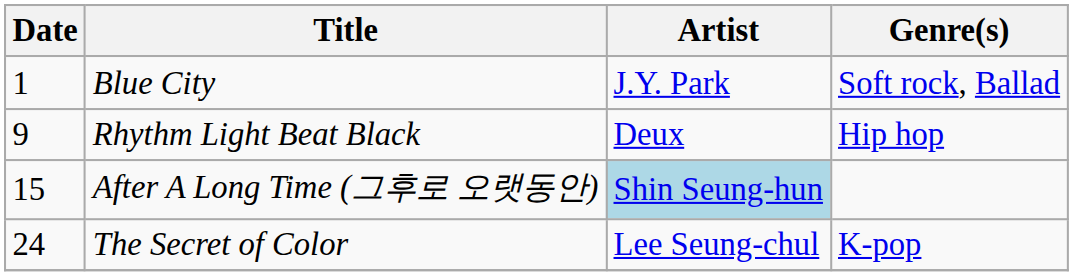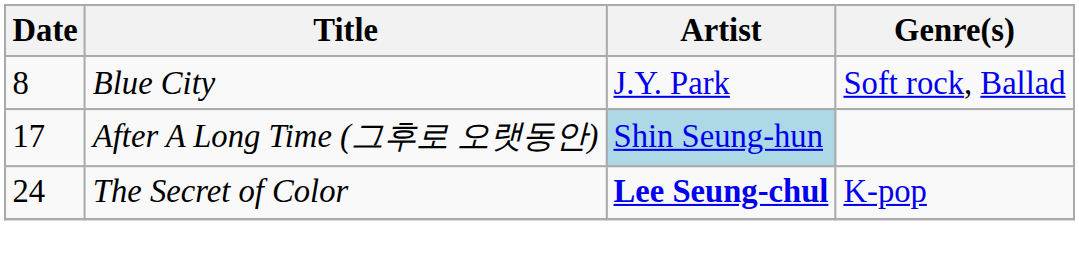(21, 82) 1 -> (21, 82) 8
- row: (256, 133)
(29, 188) 15 -> (29, 136) 17
(716, 243) normal -> (721, 191) bold
